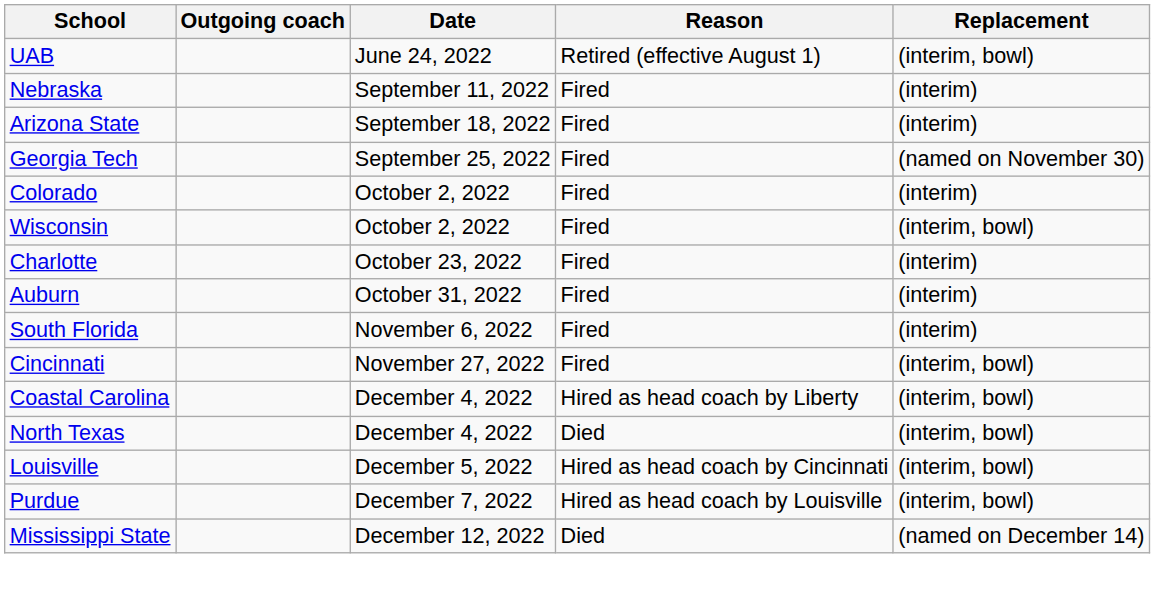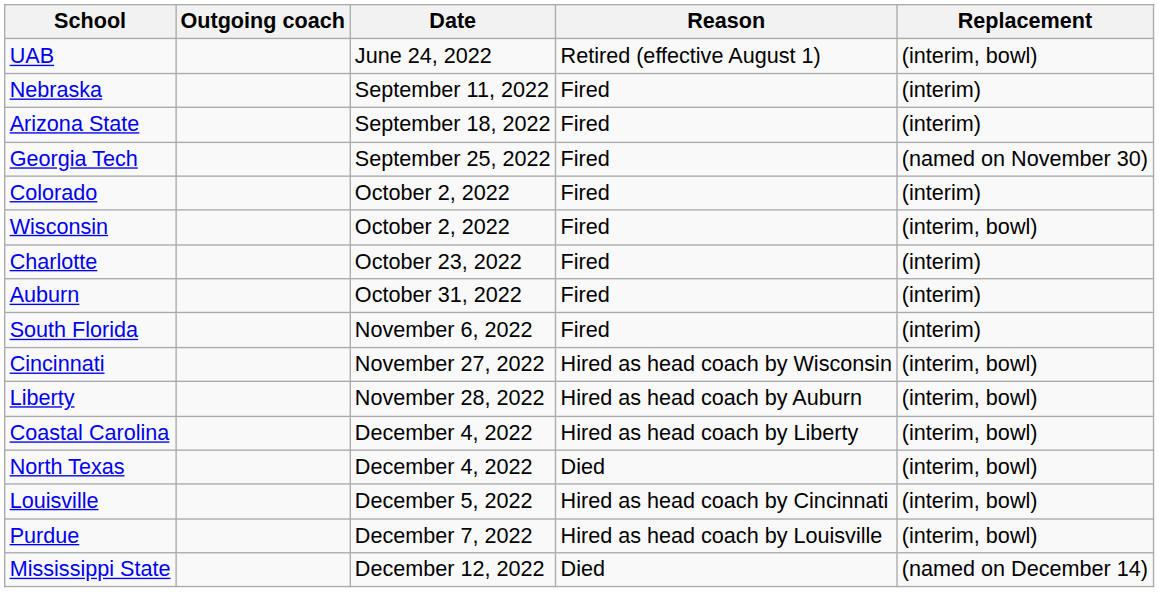(585, 364) Fired -> (726, 364) Hired as head coach by Wisconsin
+ row: (42, 398)
